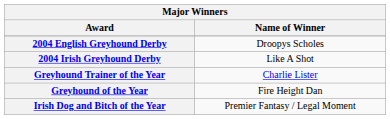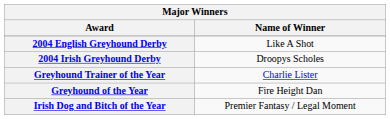(290, 43) Droopys Scholes -> (290, 43) Like A Shot
(290, 59) Like A Shot -> (290, 59) Droopys Scholes
